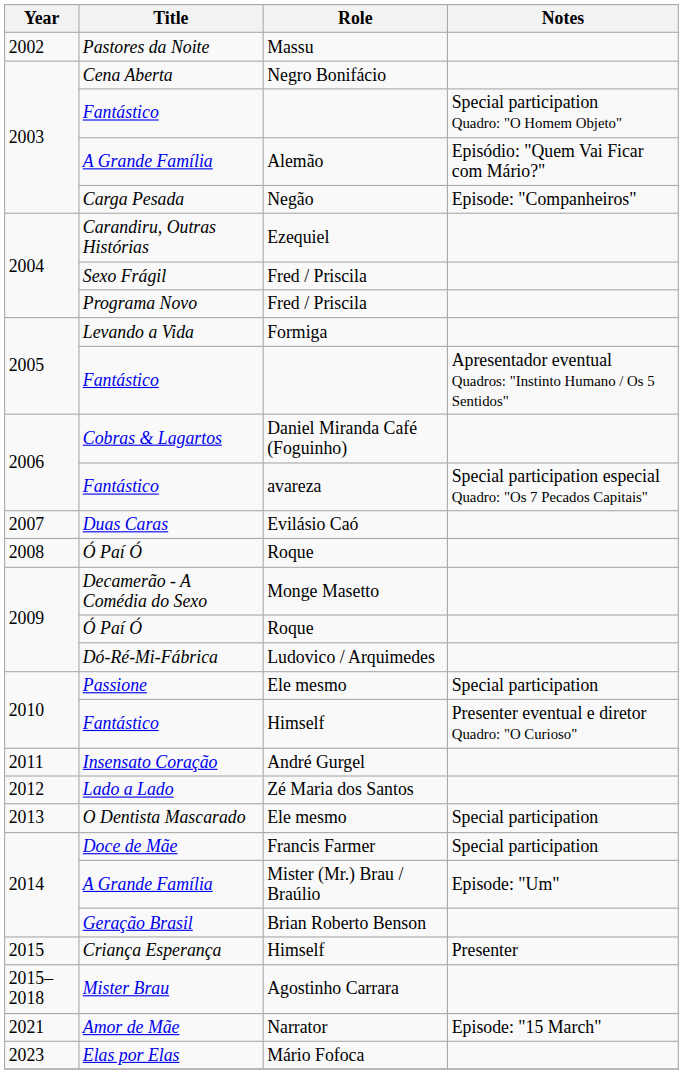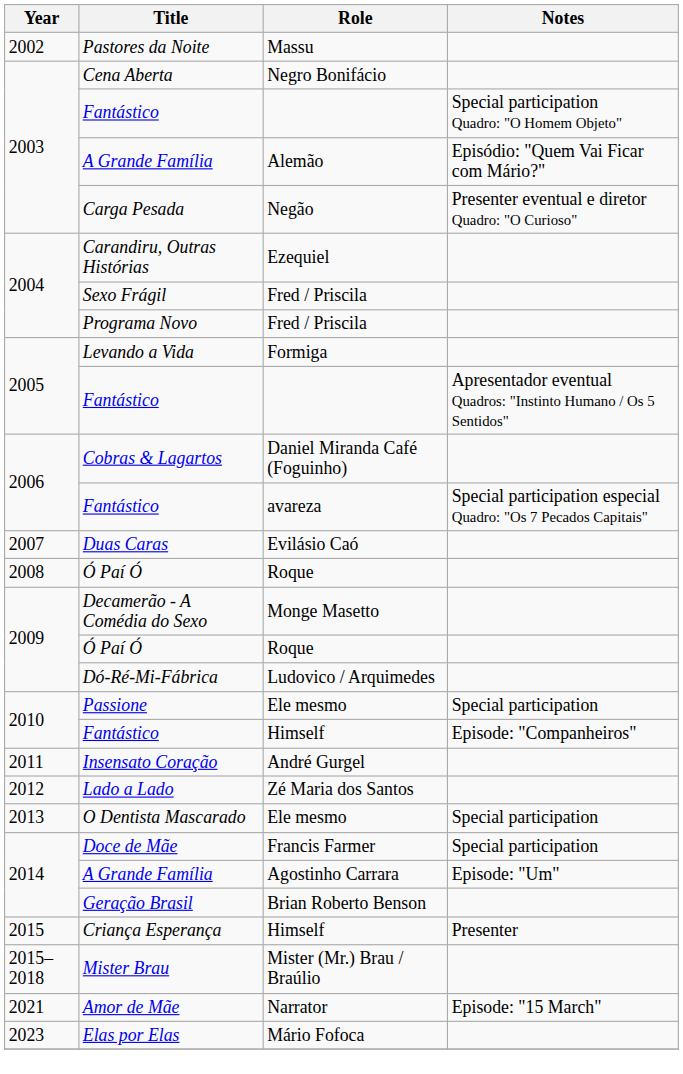(544, 199) Episode: "Companheiros" -> (549, 209) Presenter eventual e diretor Quadro: "O Curioso"
(549, 723) Presenter eventual e diretor Quadro: "O Curioso" -> (544, 733) Episode: "Companheiros"
(335, 884) Mister (Mr.) Brau / Braúlio -> (333, 874) Agostinho Carrara
(333, 988) Agostinho Carrara -> (335, 968) Mister (Mr.) Brau / Braúlio
